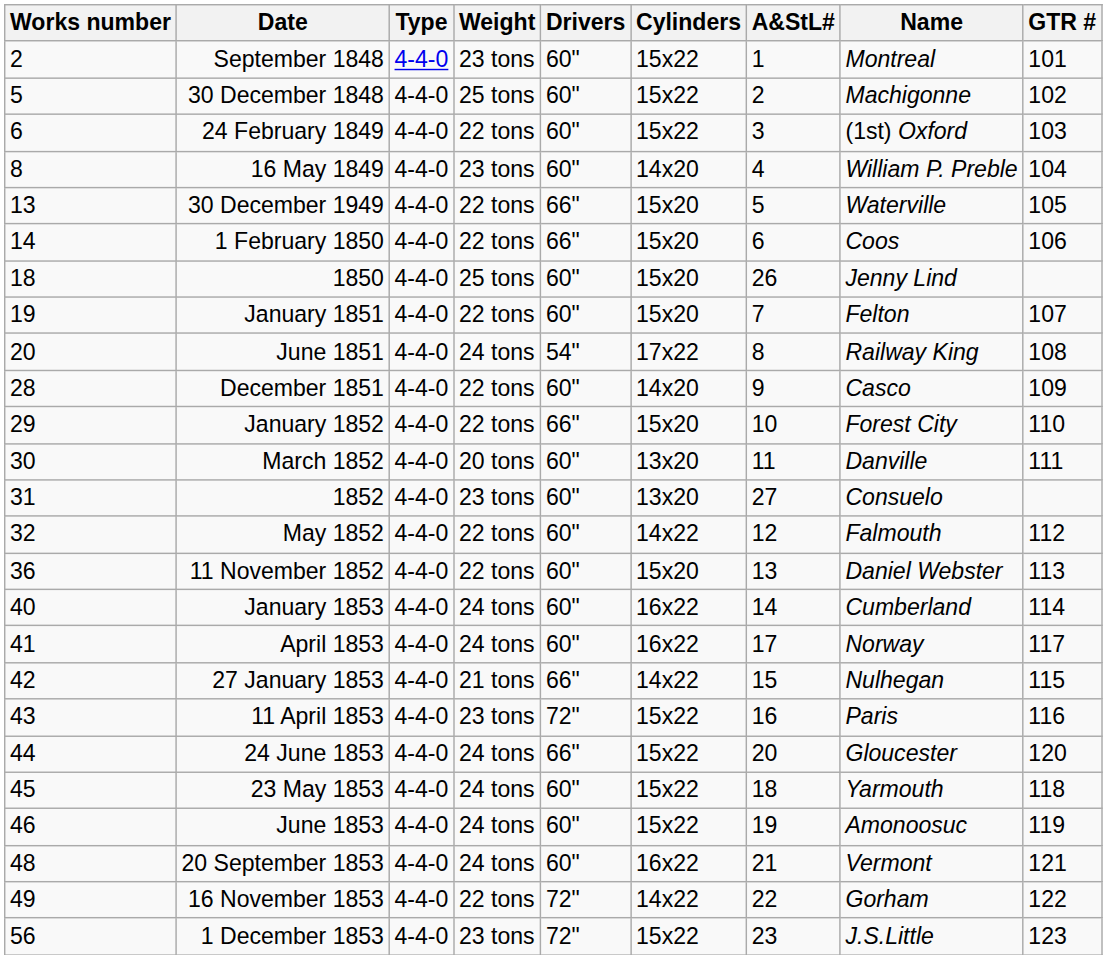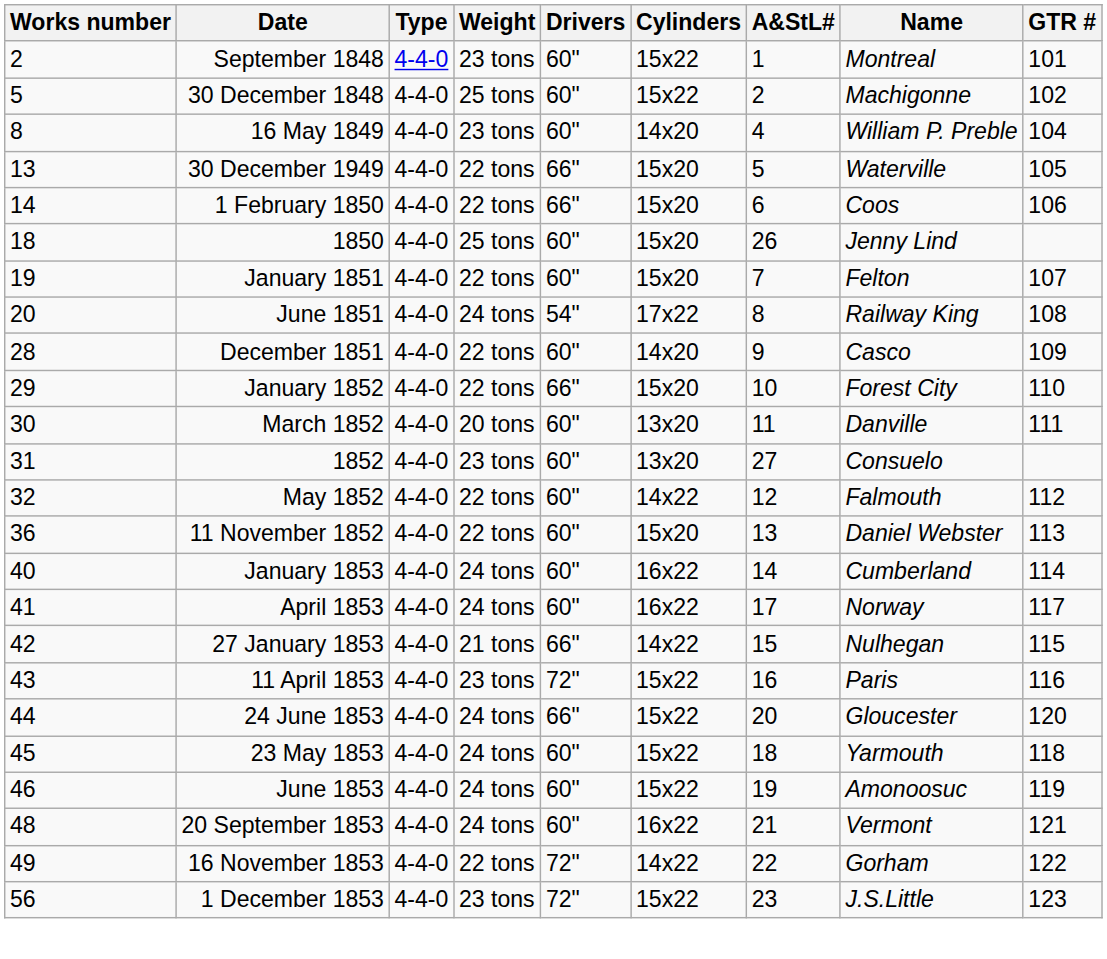- row: (293, 132)
